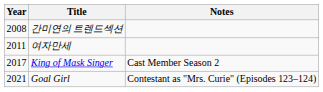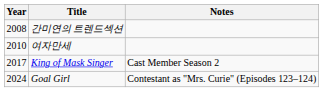(16, 46) 2011 -> (17, 46) 2010
(17, 79) 2021 -> (17, 79) 2024
